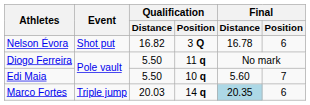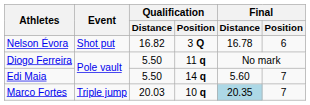(196, 77) 10 q -> (196, 77) 14 q
(196, 93) 14 q -> (196, 93) 10 q
(284, 93) 6 -> (284, 93) 7
